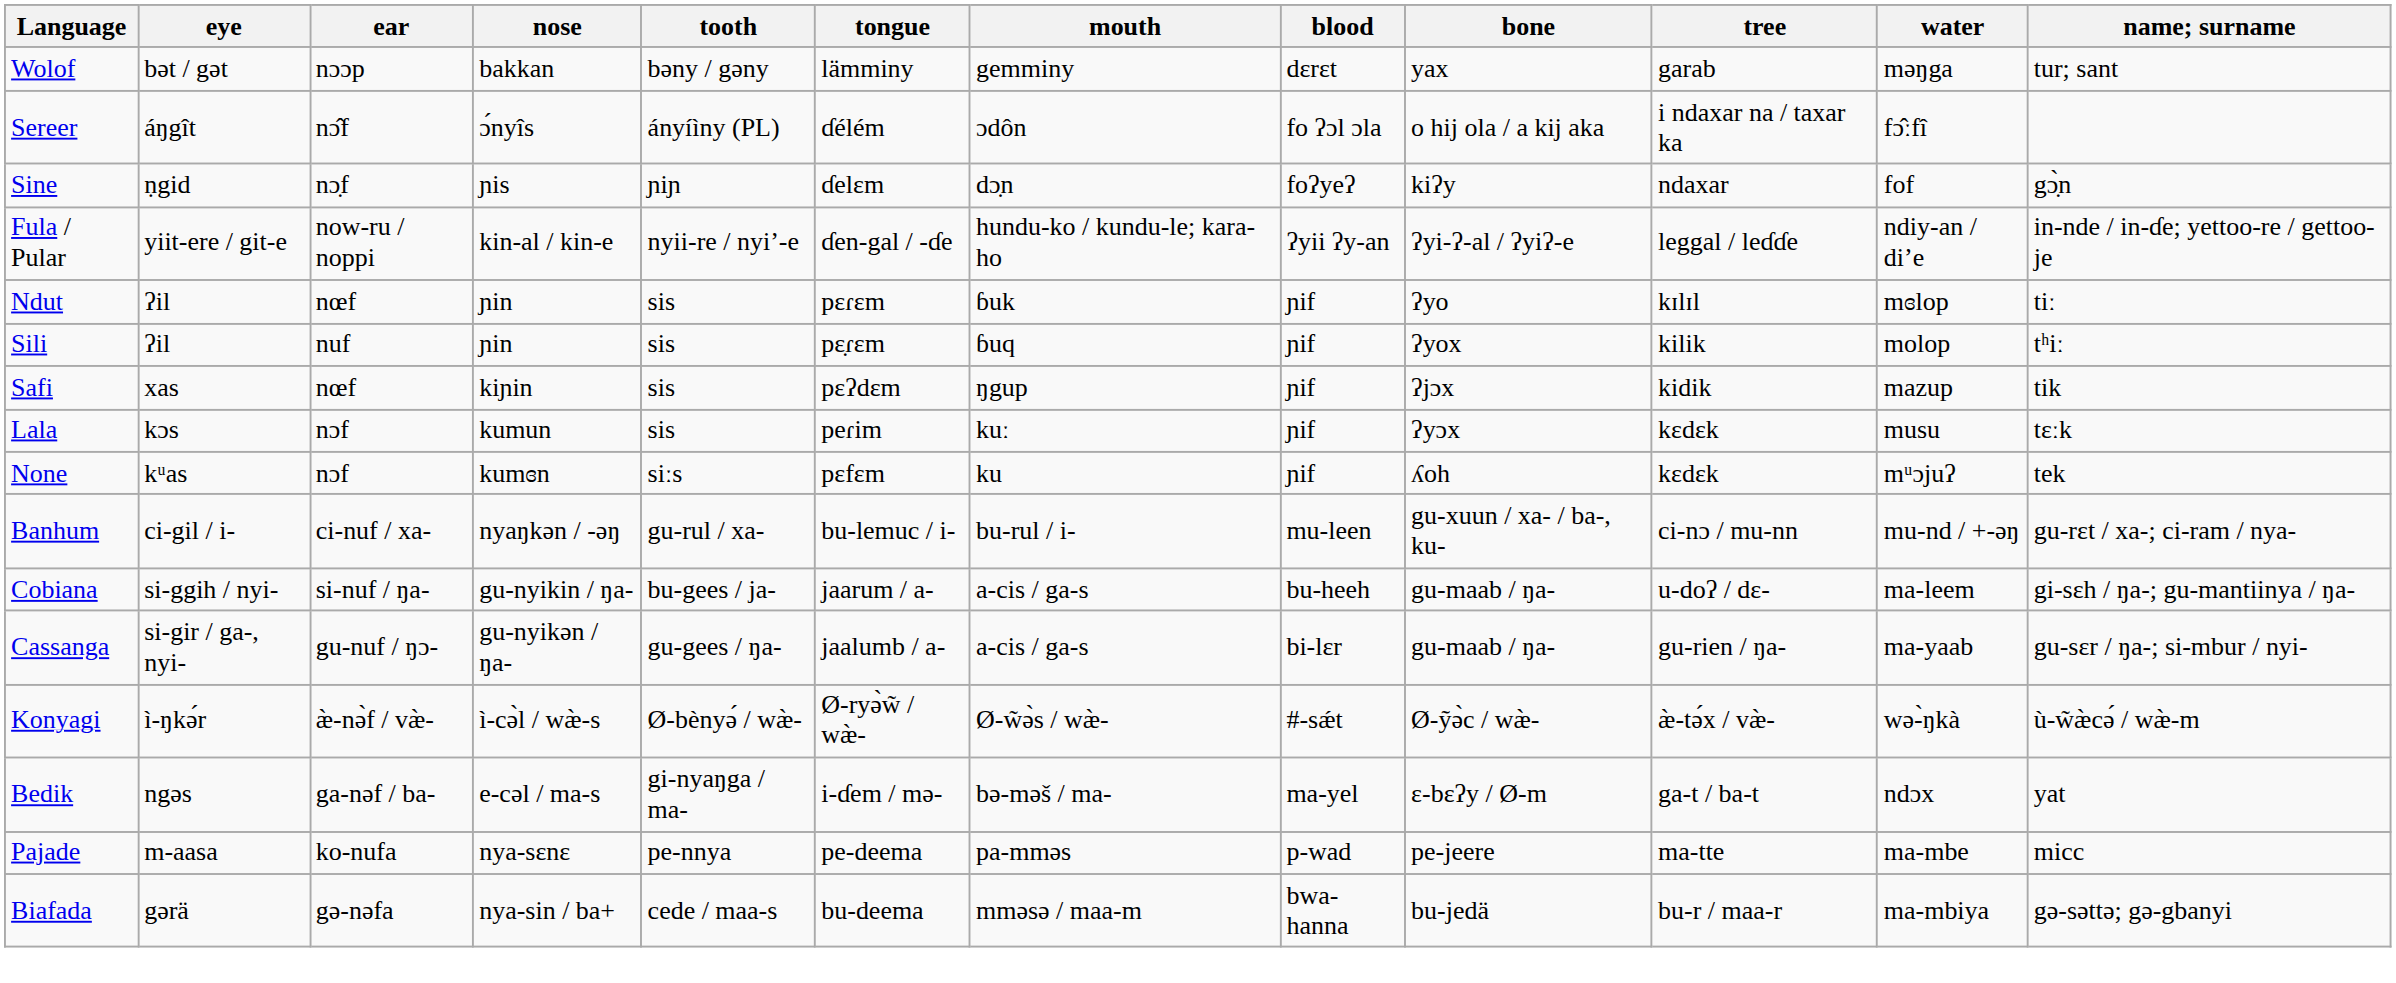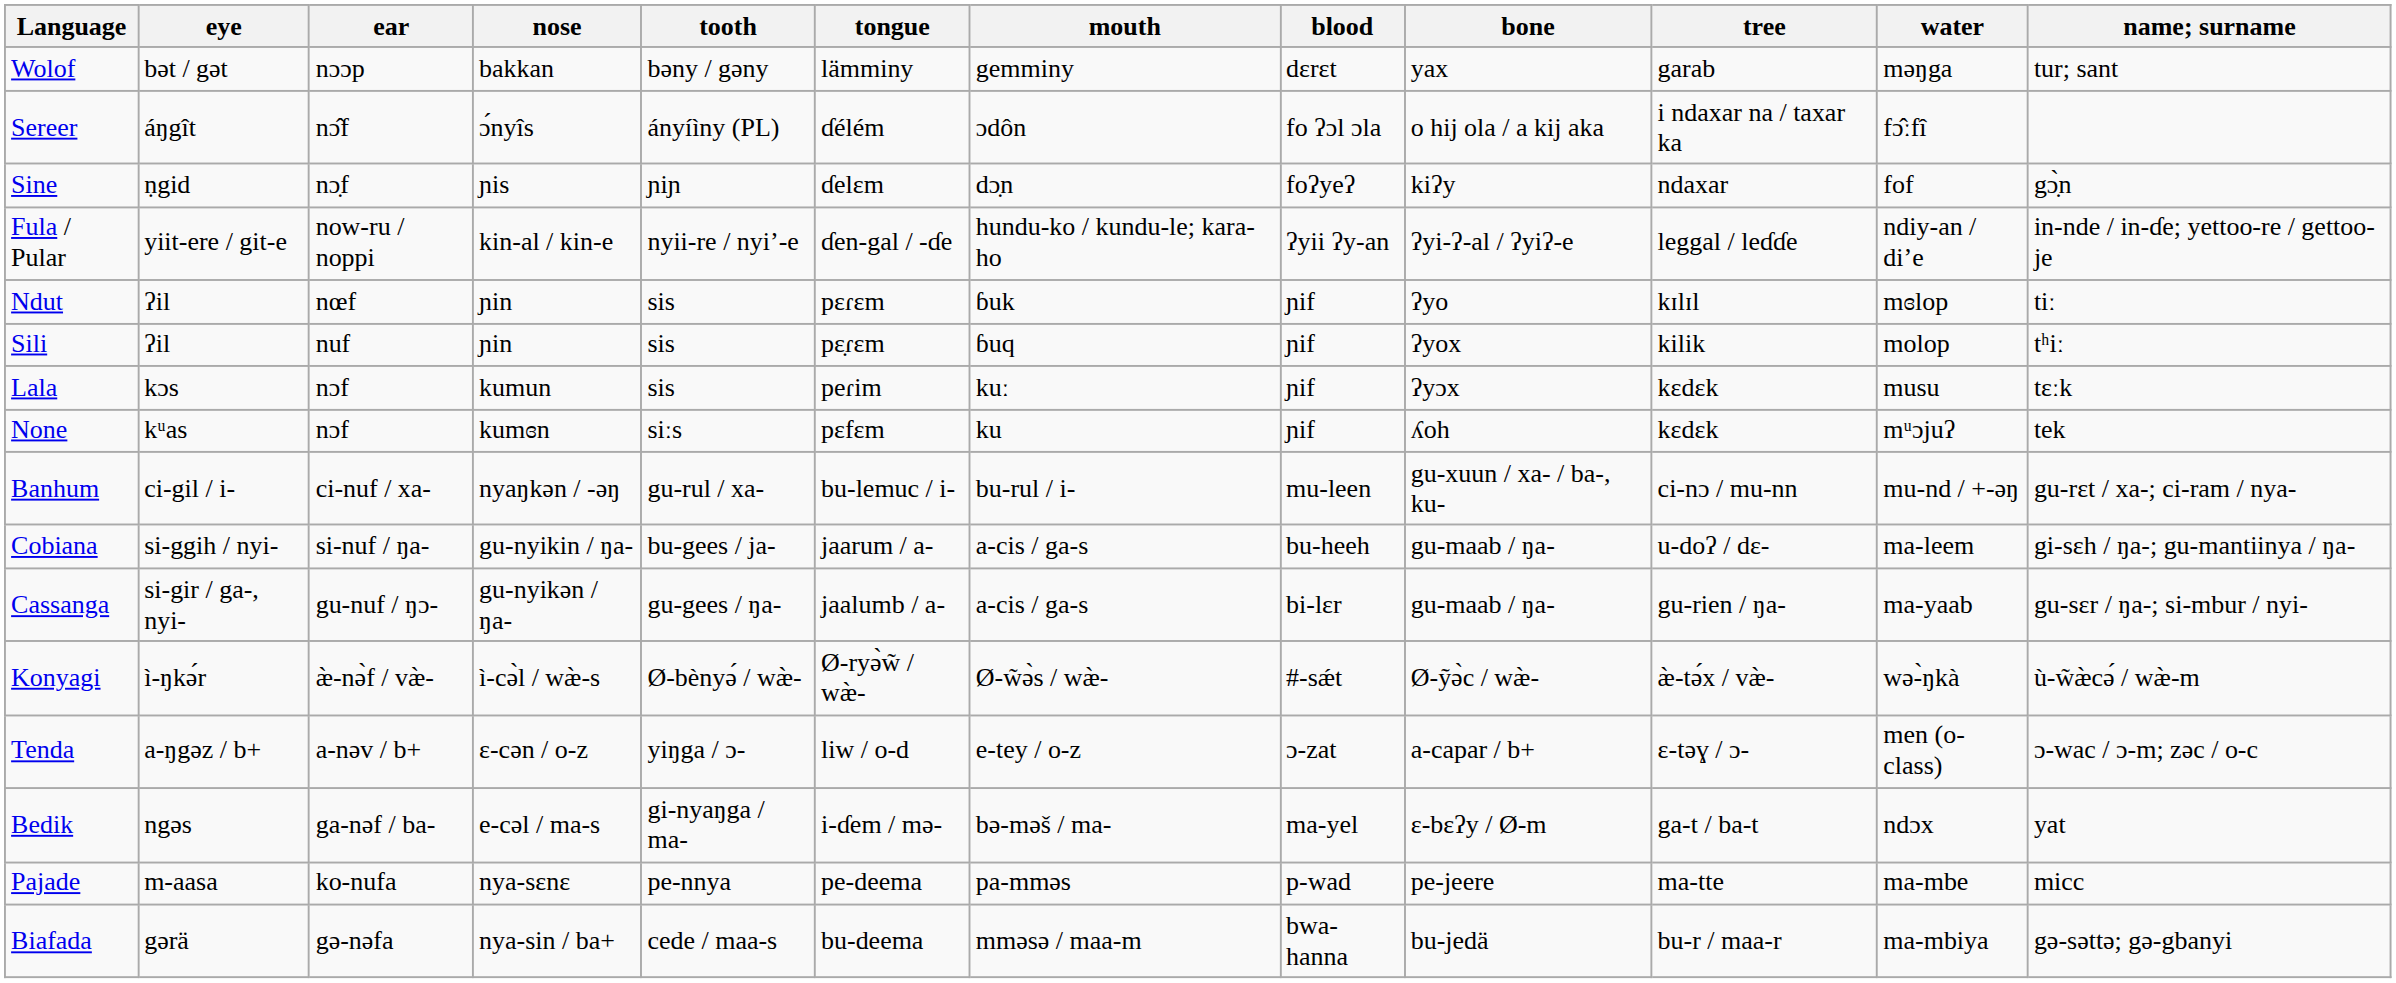- row: (32, 386)
+ row: (43, 750)
